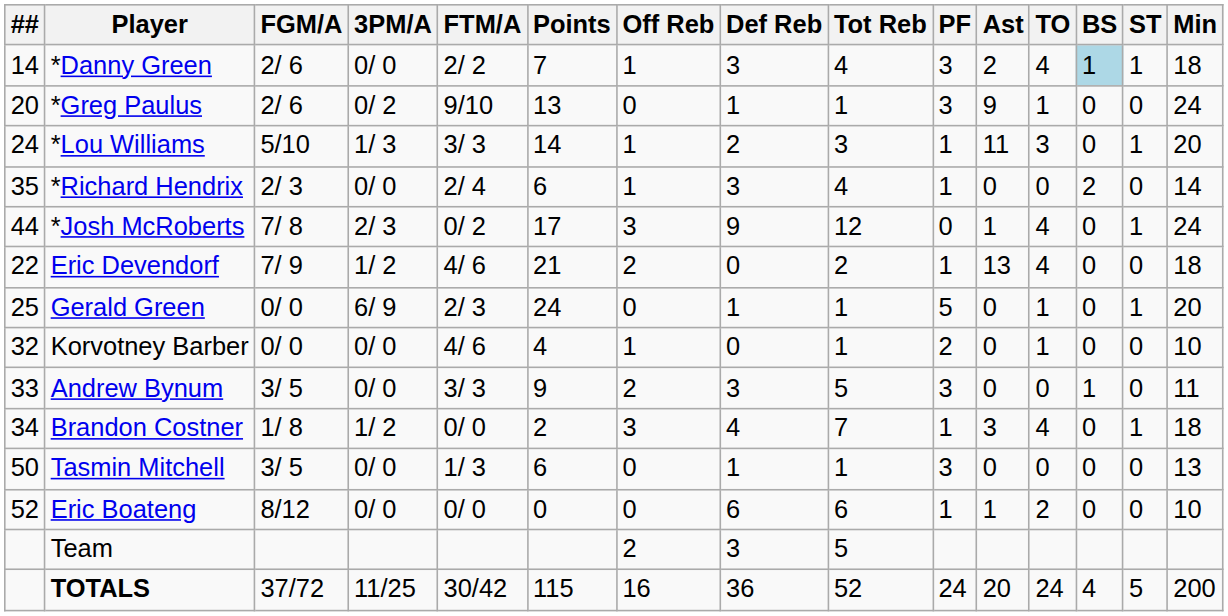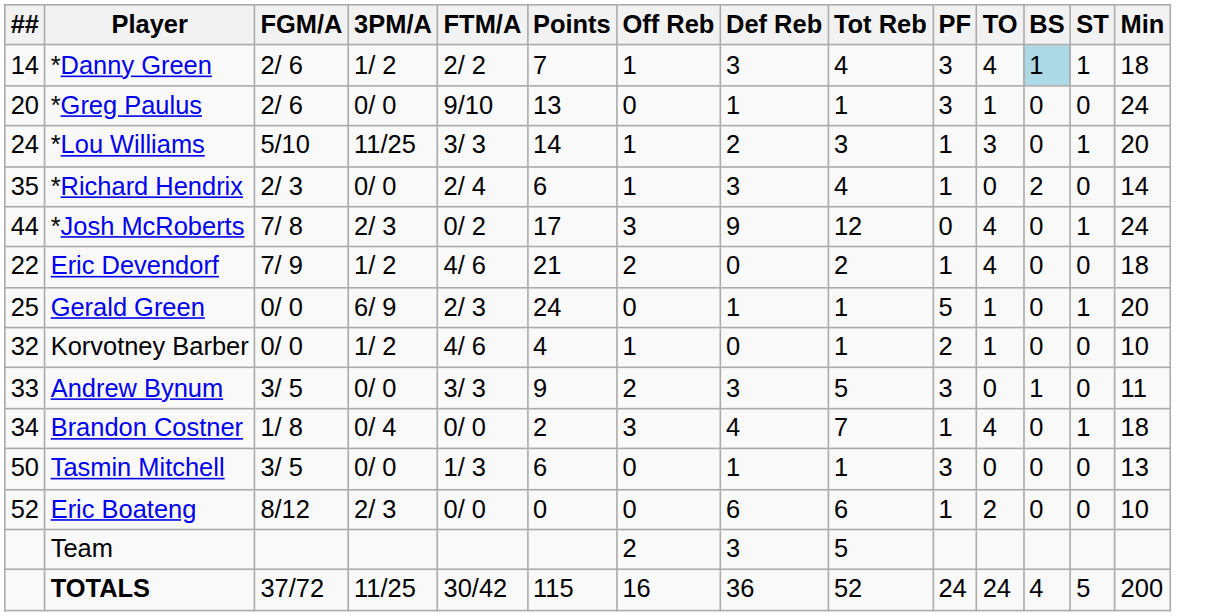- column: (1003, 24)
(375, 65) 0/ 0 -> (375, 65) 1/ 2
(375, 105) 0/ 2 -> (375, 105) 0/ 0
(375, 145) 1/ 3 -> (385, 145) 11/25
(375, 347) 0/ 0 -> (375, 347) 1/ 2
(375, 428) 1/ 2 -> (375, 428) 0/ 4
(375, 508) 0/ 0 -> (375, 508) 2/ 3
